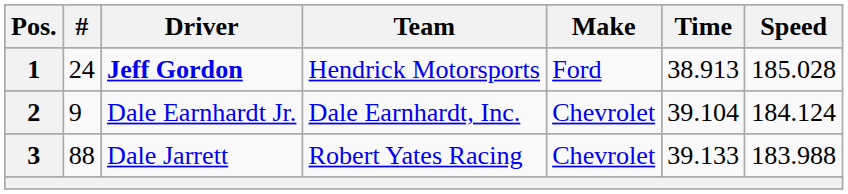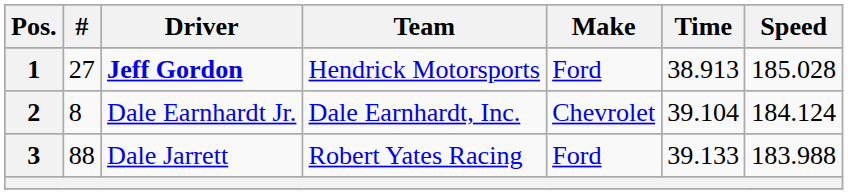(82, 69) 24 -> (82, 69) 27
(75, 112) 9 -> (75, 112) 8
(604, 155) Chevrolet -> (577, 155) Ford
